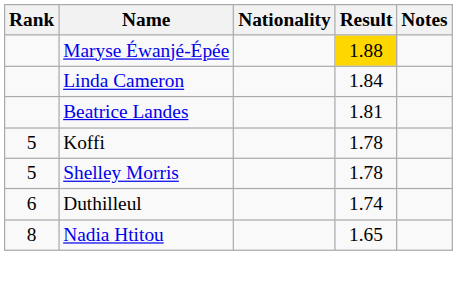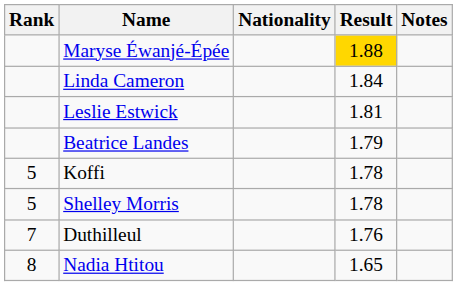+ row: (120, 111)
(366, 111) 1.81 -> (366, 142) 1.79
(32, 204) 6 -> (32, 234) 7
(366, 204) 1.74 -> (366, 234) 1.76
